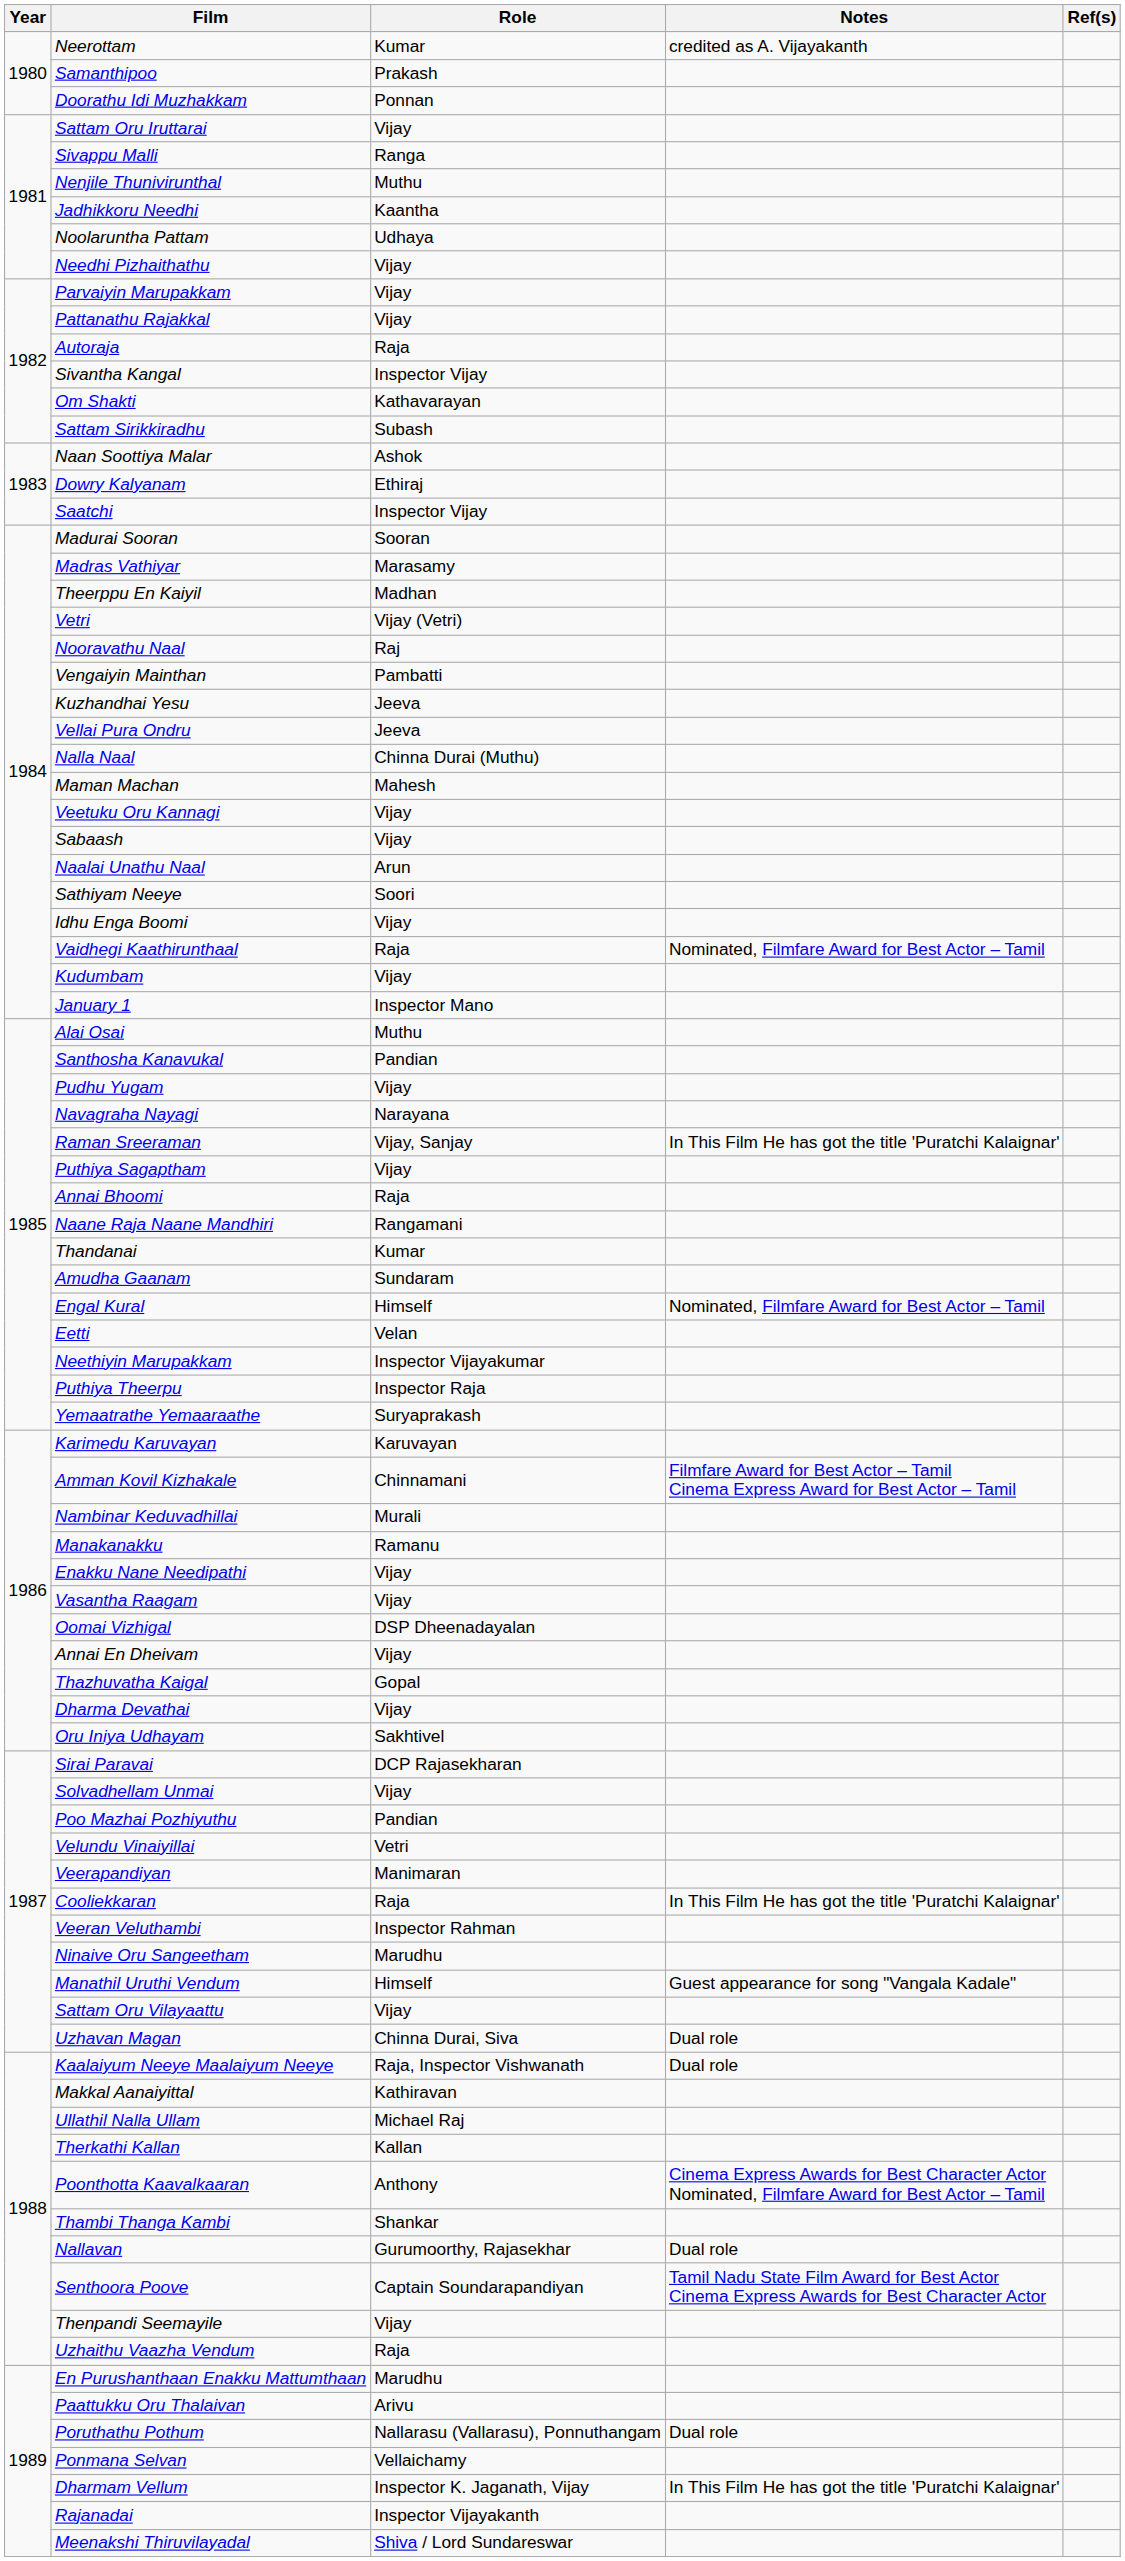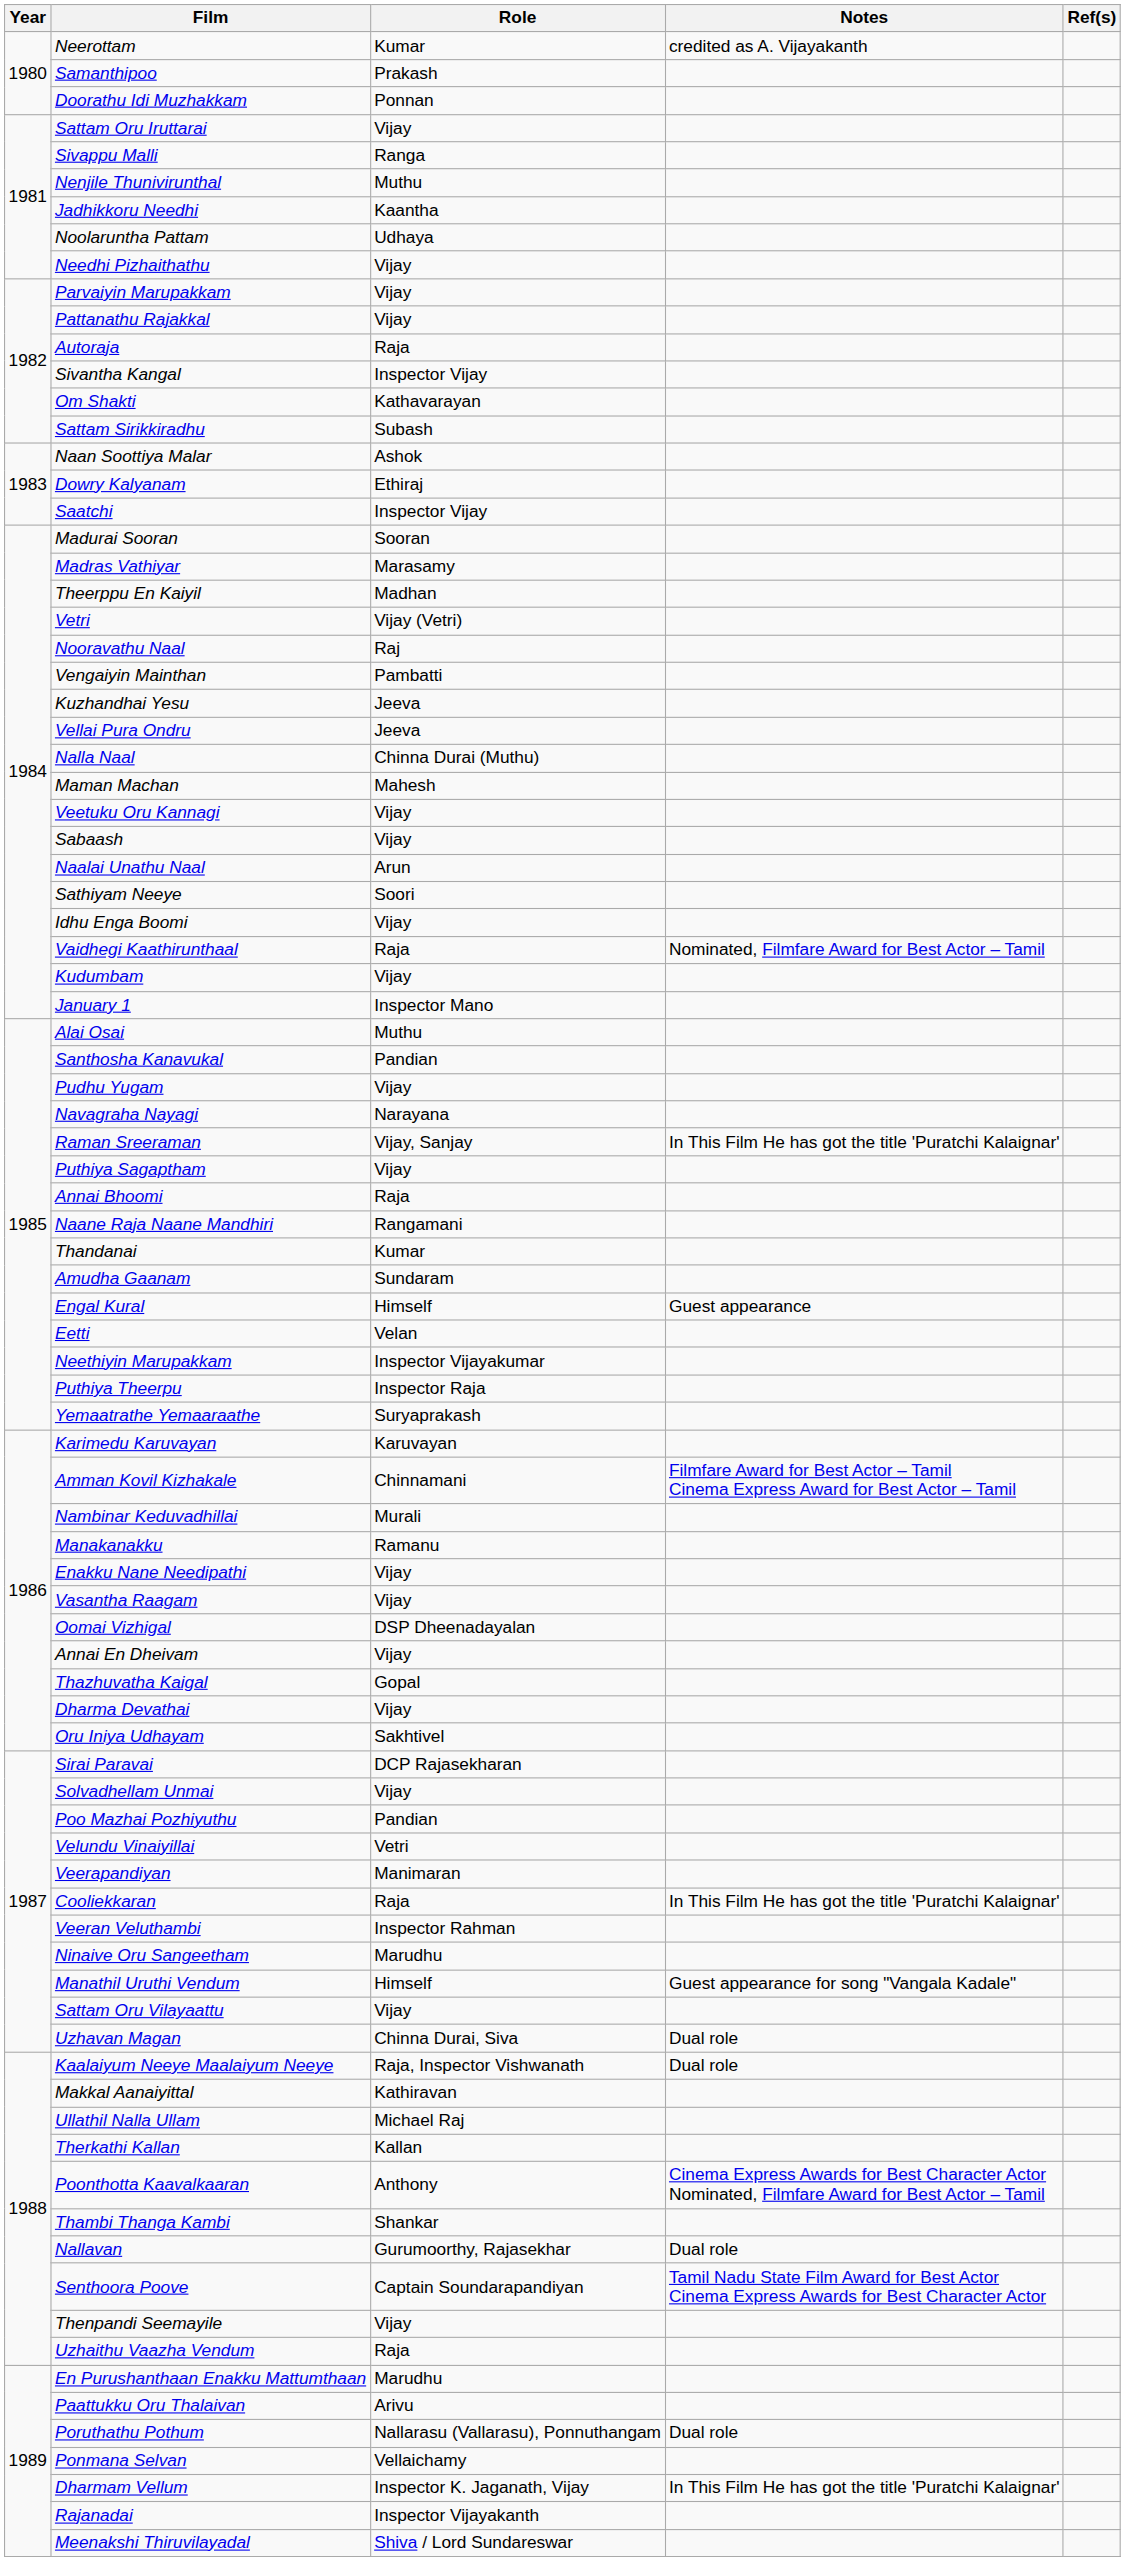(857, 1306) Nominated, Filmfare Award for Best Actor – Tamil -> (740, 1306) Guest appearance
